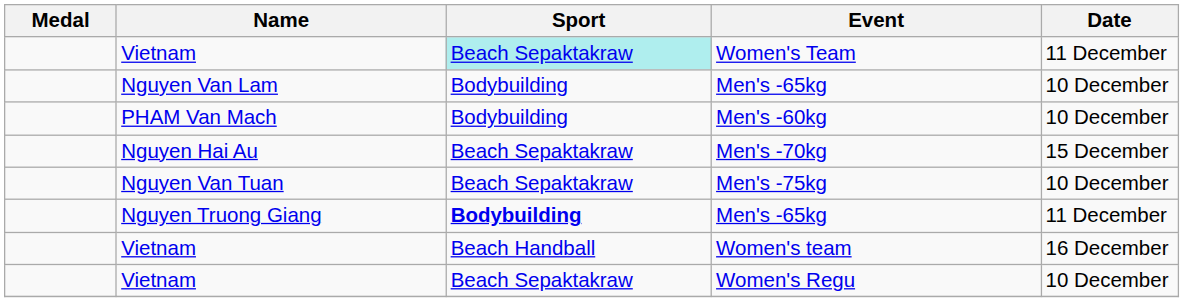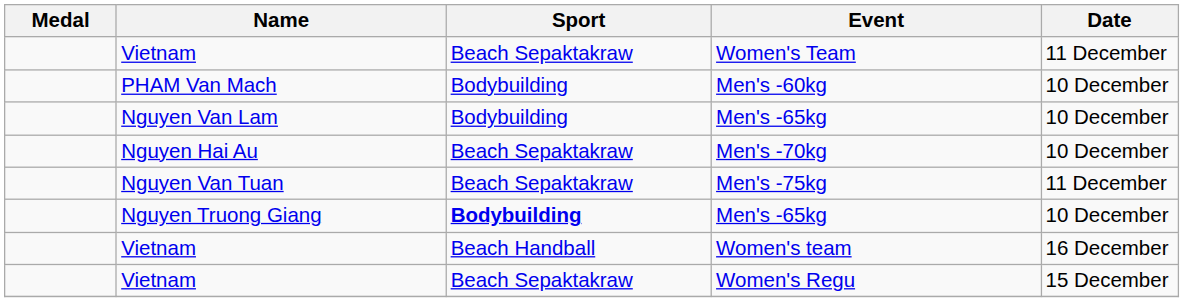(542, 53) paleturquoise background -> (542, 53) no background
rows swapped: (200, 85) <-> (199, 118)
(1107, 150) 15 December -> (1107, 150) 10 December
(1107, 183) 10 December -> (1106, 183) 11 December
(1106, 215) 11 December -> (1107, 215) 10 December
(1107, 280) 10 December -> (1107, 280) 15 December
